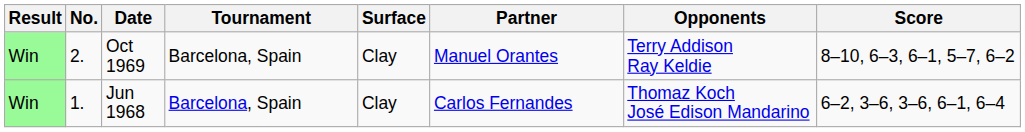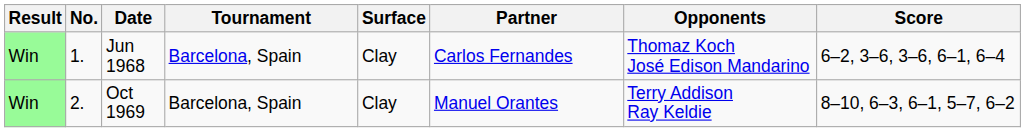rows swapped: (125, 103) <-> (125, 55)
